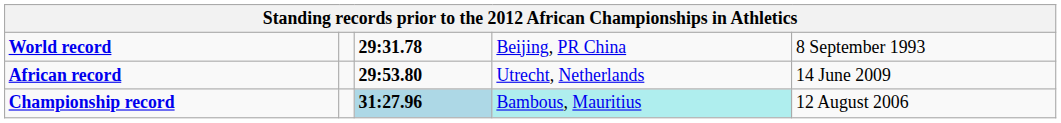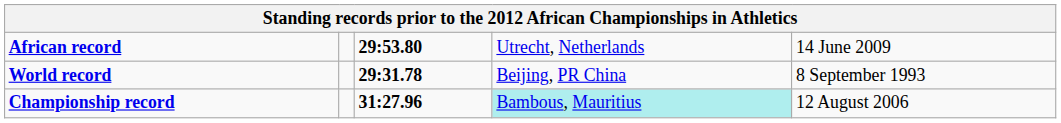rows swapped: (60, 46) <-> (65, 74)
(390, 103) lightblue background -> (390, 103) no background
